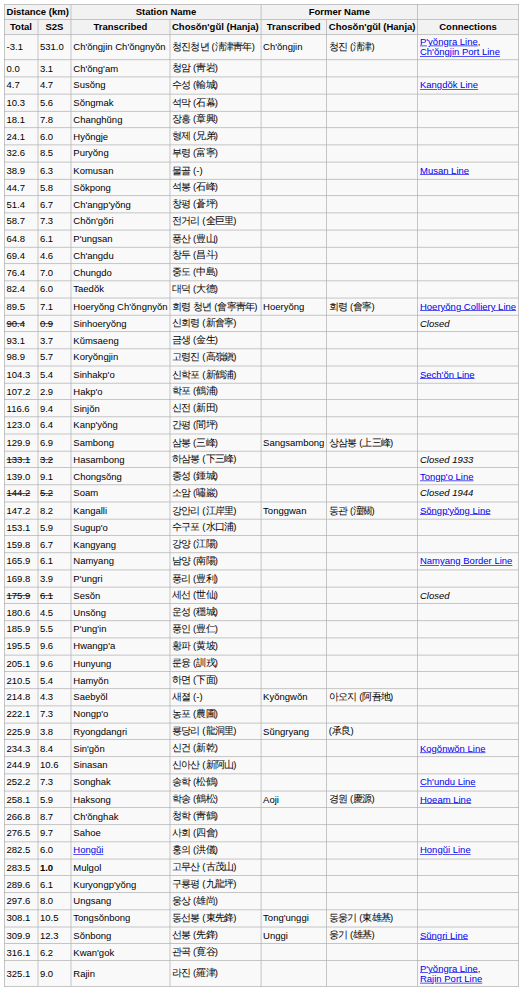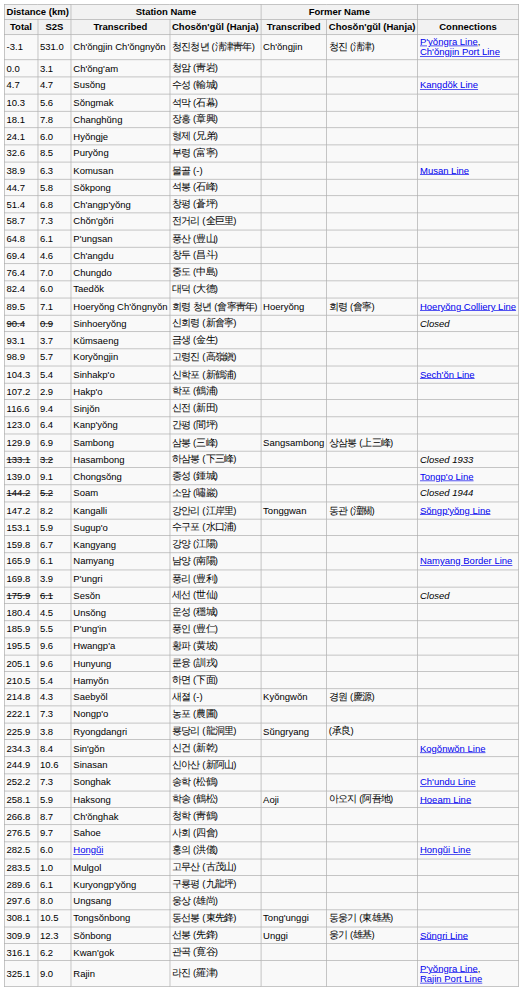(47, 205) 6.7 -> (47, 205) 6.8
(18, 613) 180.6 -> (18, 613) 180.4
(361, 697) 아오지 (阿吾地) -> (352, 697) 경원 (慶源)
(352, 799) 경원 (慶源) -> (361, 799) 아오지 (阿吾地)
(47, 868) bold -> (47, 868) normal
